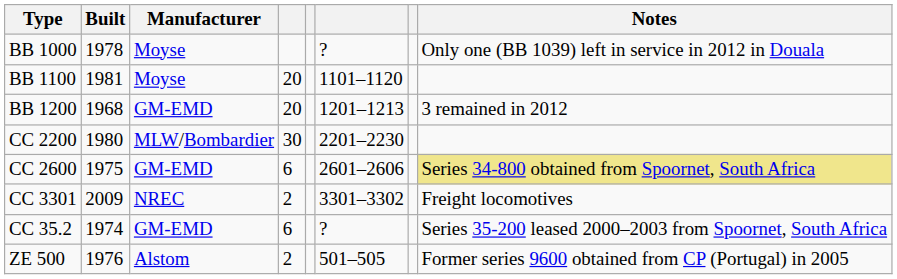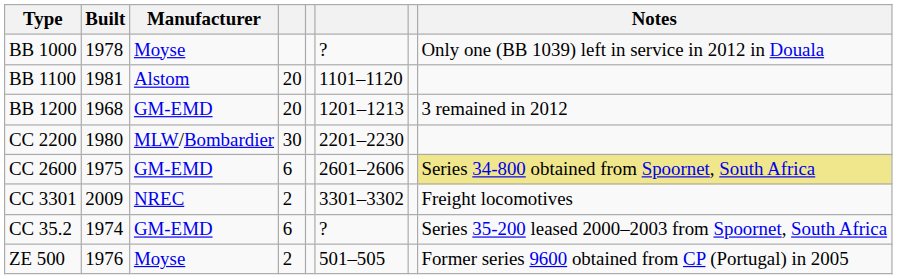(160, 79) Moyse -> (162, 79) Alstom
(162, 259) Alstom -> (160, 259) Moyse
